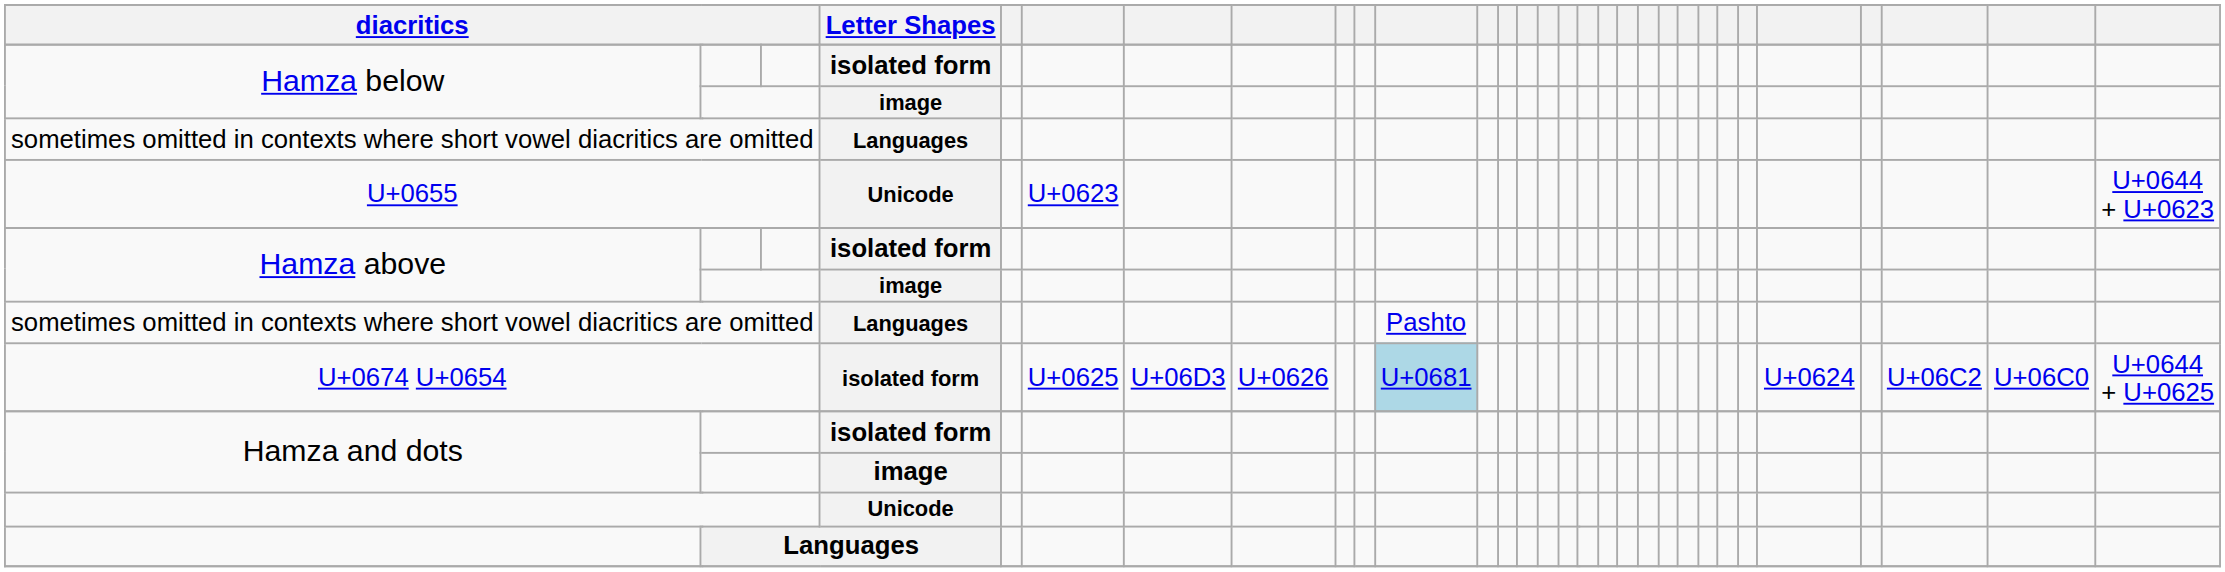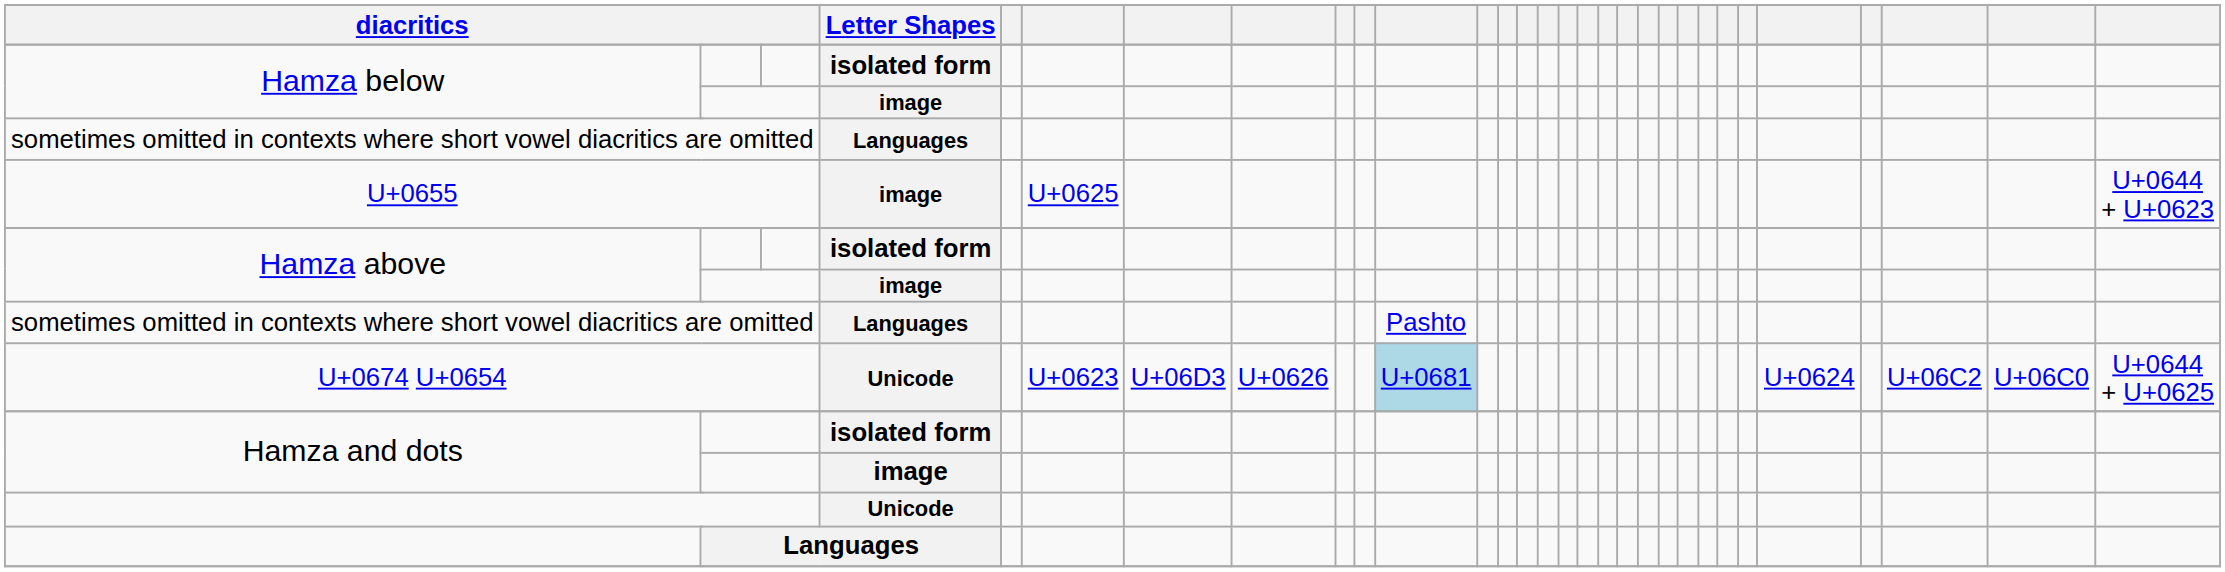(911, 194) Unicode -> (911, 194) image
(1073, 194) U+0623 -> (1073, 194) U+0625
(911, 377) isolated form -> (911, 377) Unicode
(1073, 377) U+0625 -> (1073, 377) U+0623
